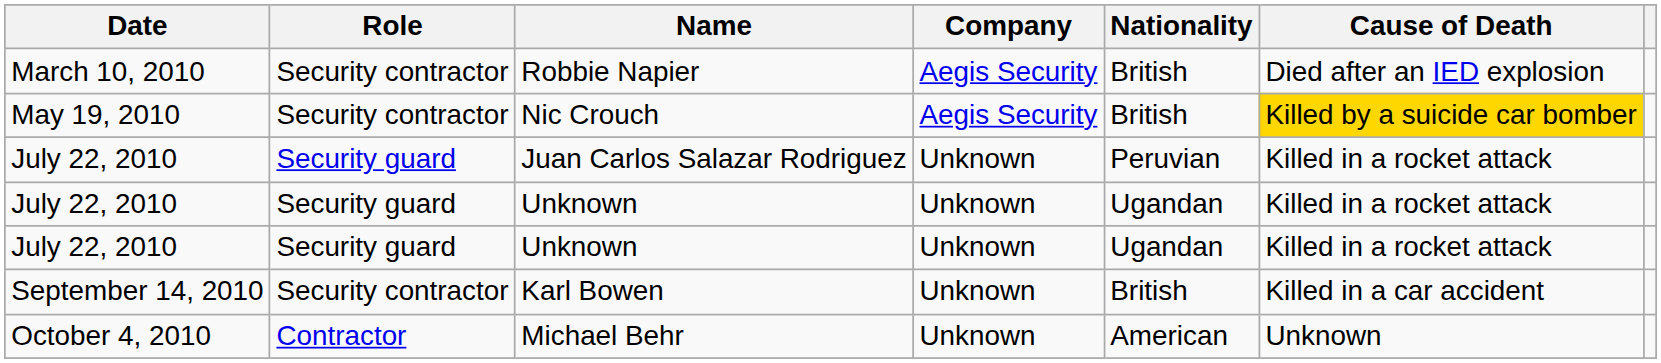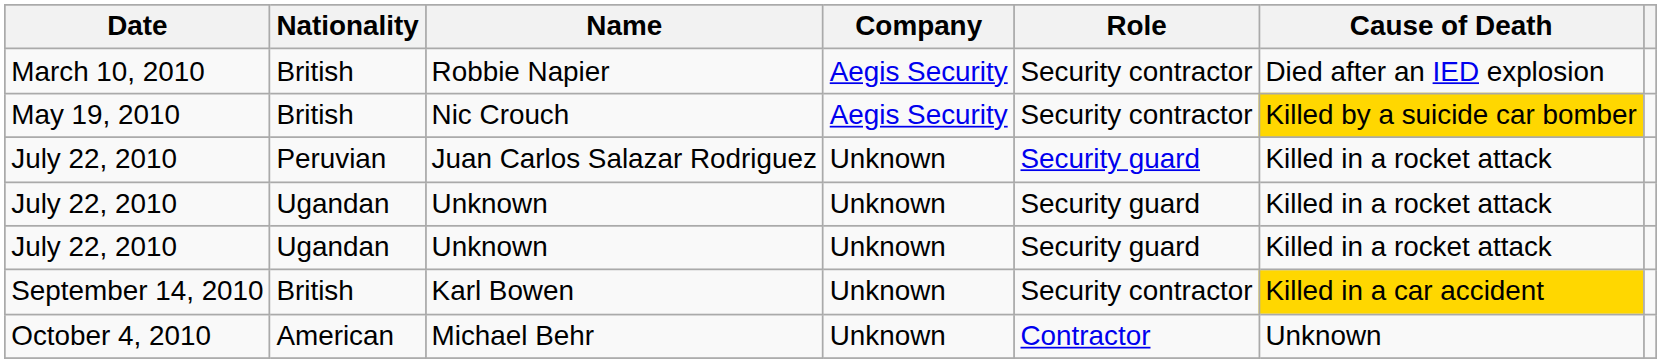columns swapped: (1181, 26) <-> (392, 26)
(1405, 291) no background -> (1405, 291) gold background
